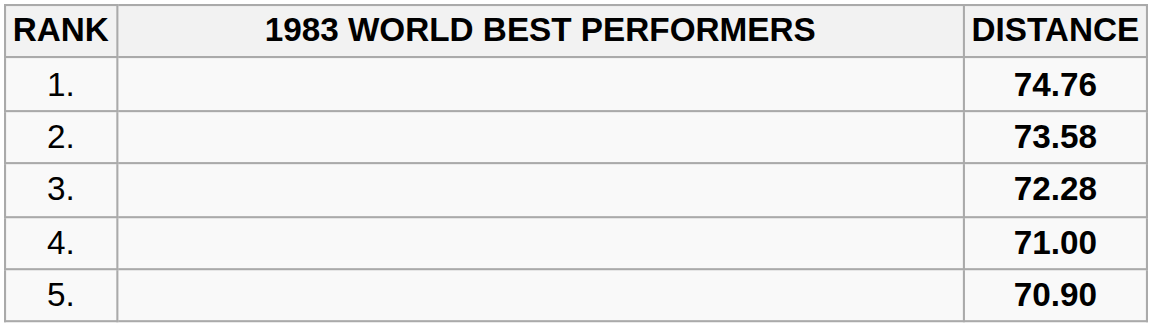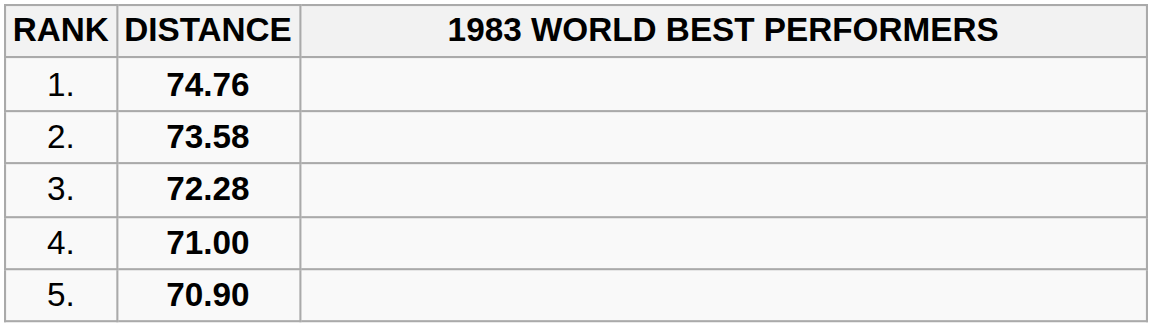columns swapped: (540, 30) <-> (1055, 30)
